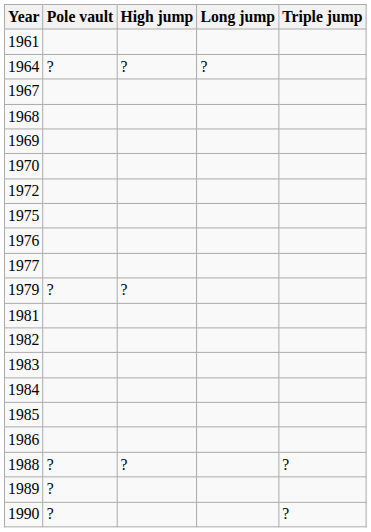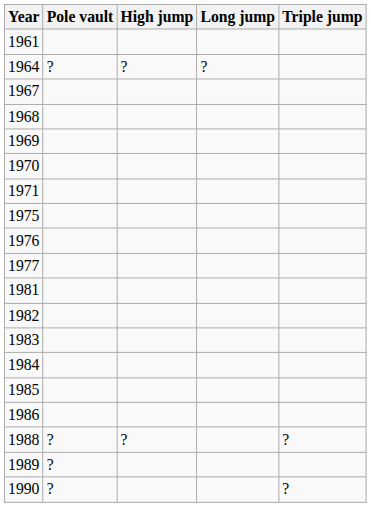+ row: (24, 191)
- row: (24, 191)
- row: (24, 290)
